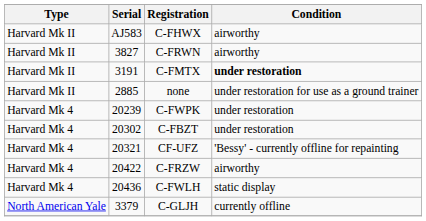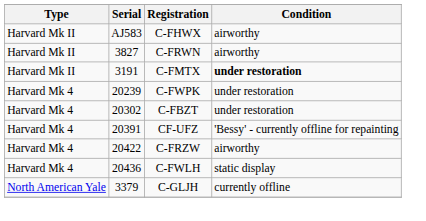- row: (178, 91)
(127, 149) 20321 -> (127, 129) 20391
